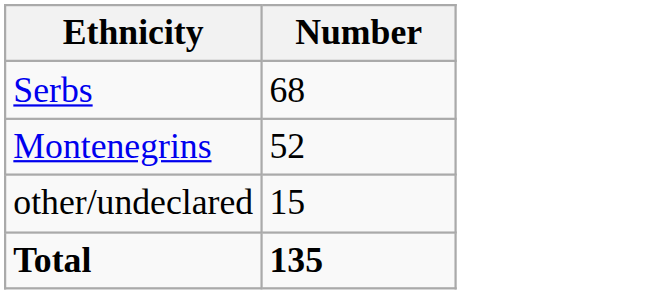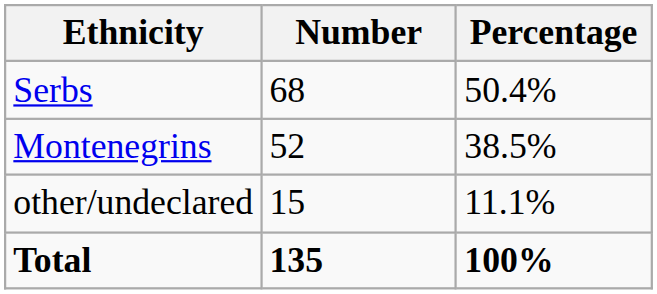+ column: (554, 32)
